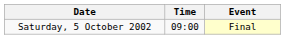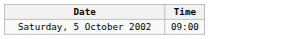- column: (243, 12)
